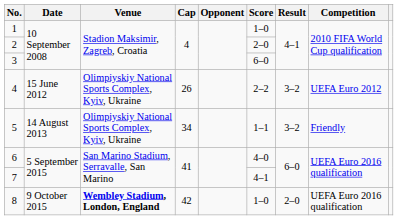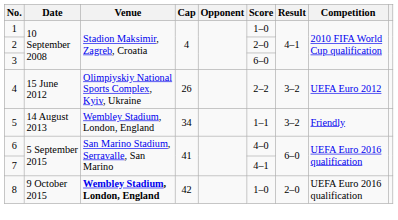(128, 128) Olimpiyskiy National Sports Complex, Kyiv, Ukraine -> (122, 122) Wembley Stadium, London, England
